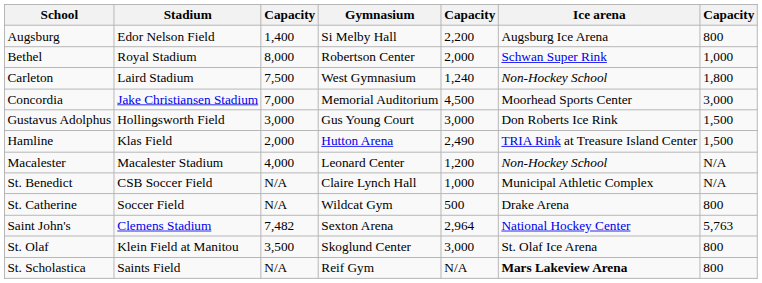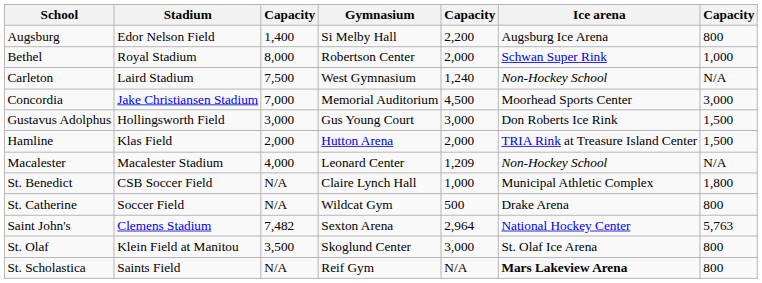(718, 78) 1,800 -> (715, 78) N/A
(459, 141) 2,490 -> (459, 141) 2,000
(459, 162) 1,200 -> (459, 162) 1,209
(715, 183) N/A -> (718, 183) 1,800
